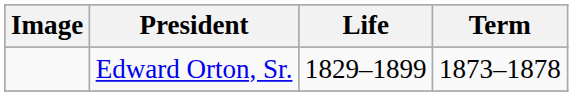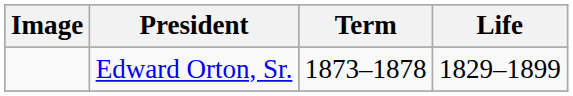columns swapped: (500, 25) <-> (366, 25)
